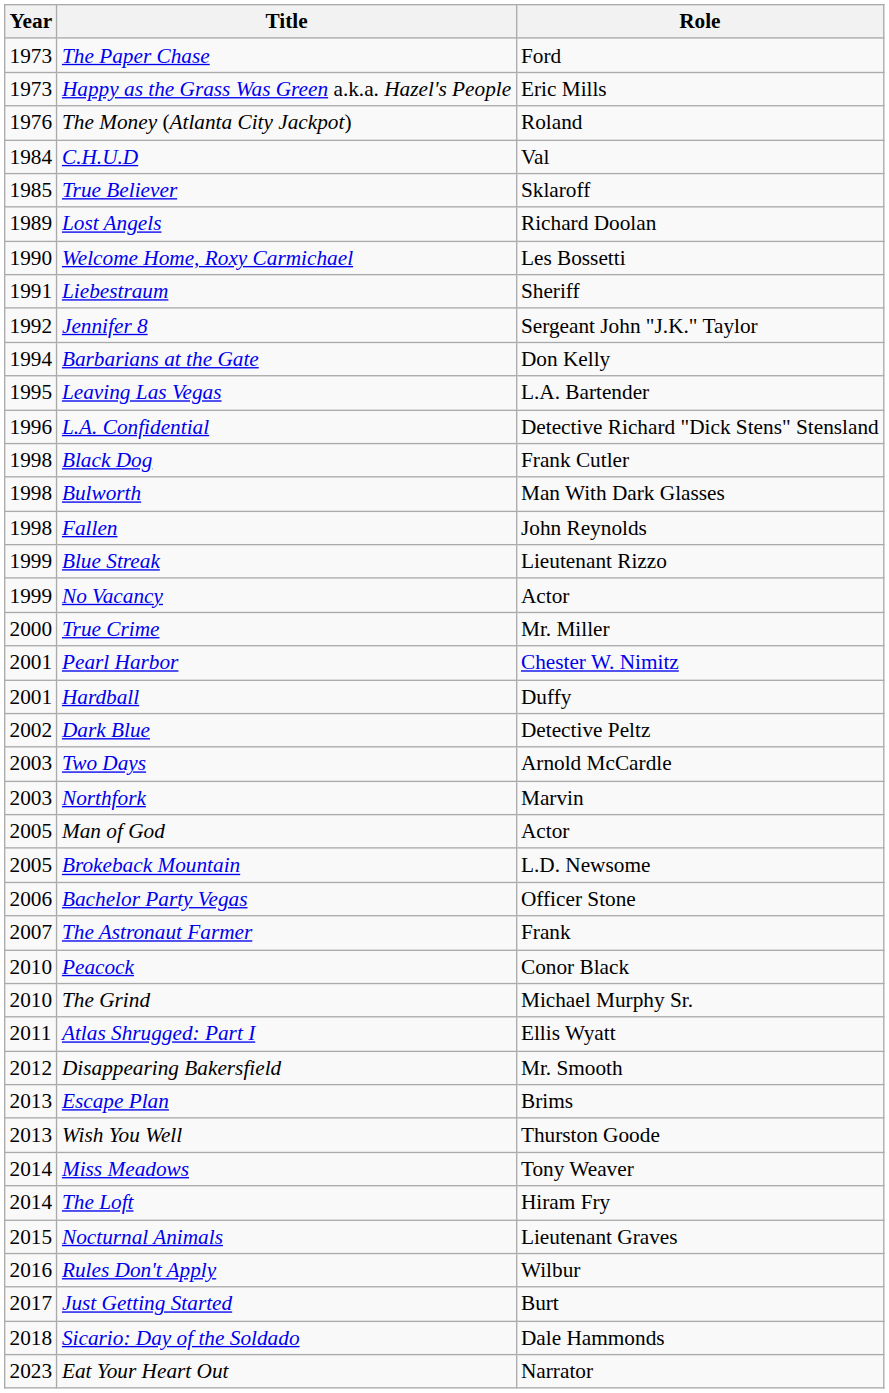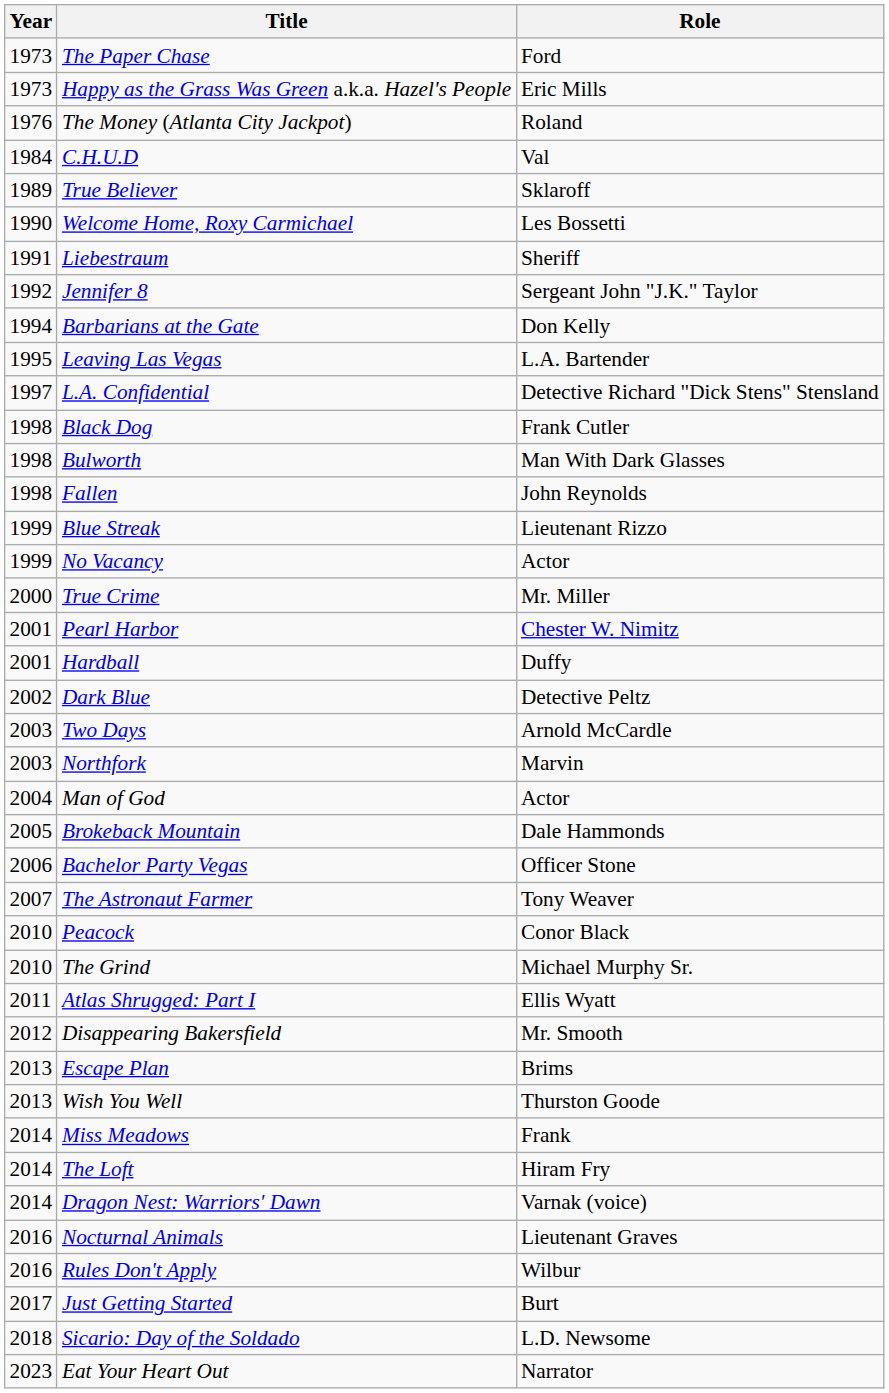(31, 190) 1985 -> (31, 190) 1989
- row: (112, 223)
(31, 426) 1996 -> (31, 392) 1997
(31, 831) 2005 -> (31, 797) 2004
(586, 865) L.D. Newsome -> (593, 831) Dale Hammonds
(546, 932) Frank -> (577, 898) Tony Weaver
(577, 1168) Tony Weaver -> (546, 1135) Frank
+ row: (191, 1202)
(31, 1236) 2015 -> (31, 1236) 2016
(593, 1337) Dale Hammonds -> (586, 1337) L.D. Newsome
